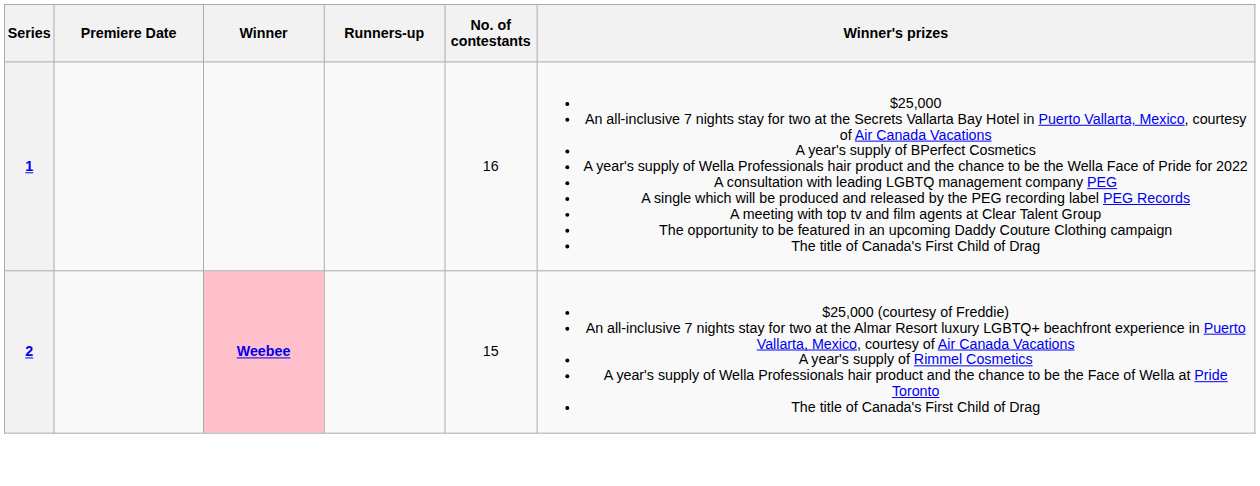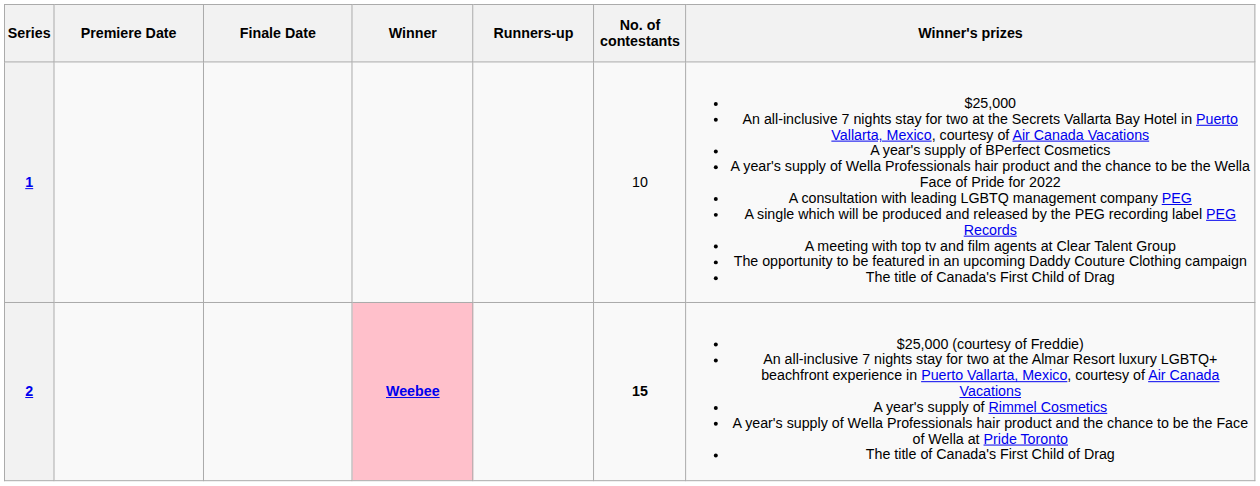+ column: (278, 33)
(491, 167) 16 -> (640, 182) 10
(491, 352) normal -> (640, 392) bold
